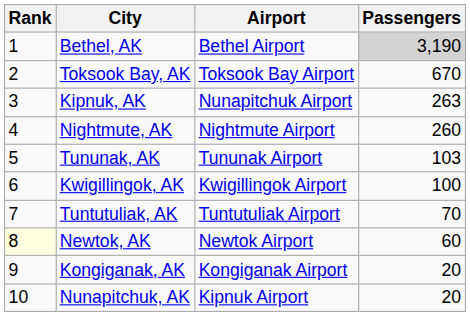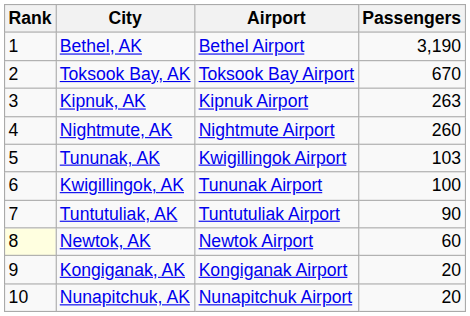(439, 46) lightgrey background -> (439, 46) no background
(275, 102) Nunapitchuk Airport -> (253, 102) Kipnuk Airport
(260, 158) Tununak Airport -> (272, 158) Kwigillingok Airport
(272, 185) Kwigillingok Airport -> (260, 185) Tununak Airport
(451, 213) 70 -> (451, 213) 90
(253, 297) Kipnuk Airport -> (275, 297) Nunapitchuk Airport
